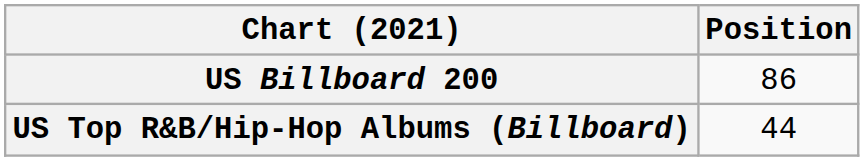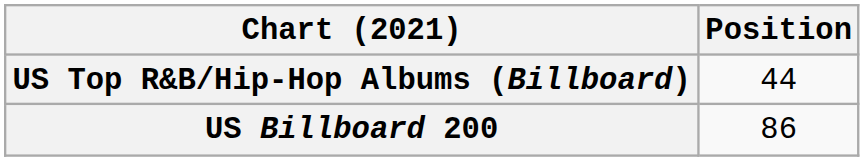rows swapped: (352, 80) <-> (352, 130)
